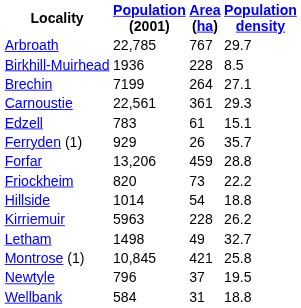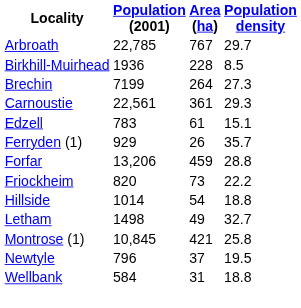(238, 84) 27.1 -> (238, 84) 27.3
- row: (35, 220)
